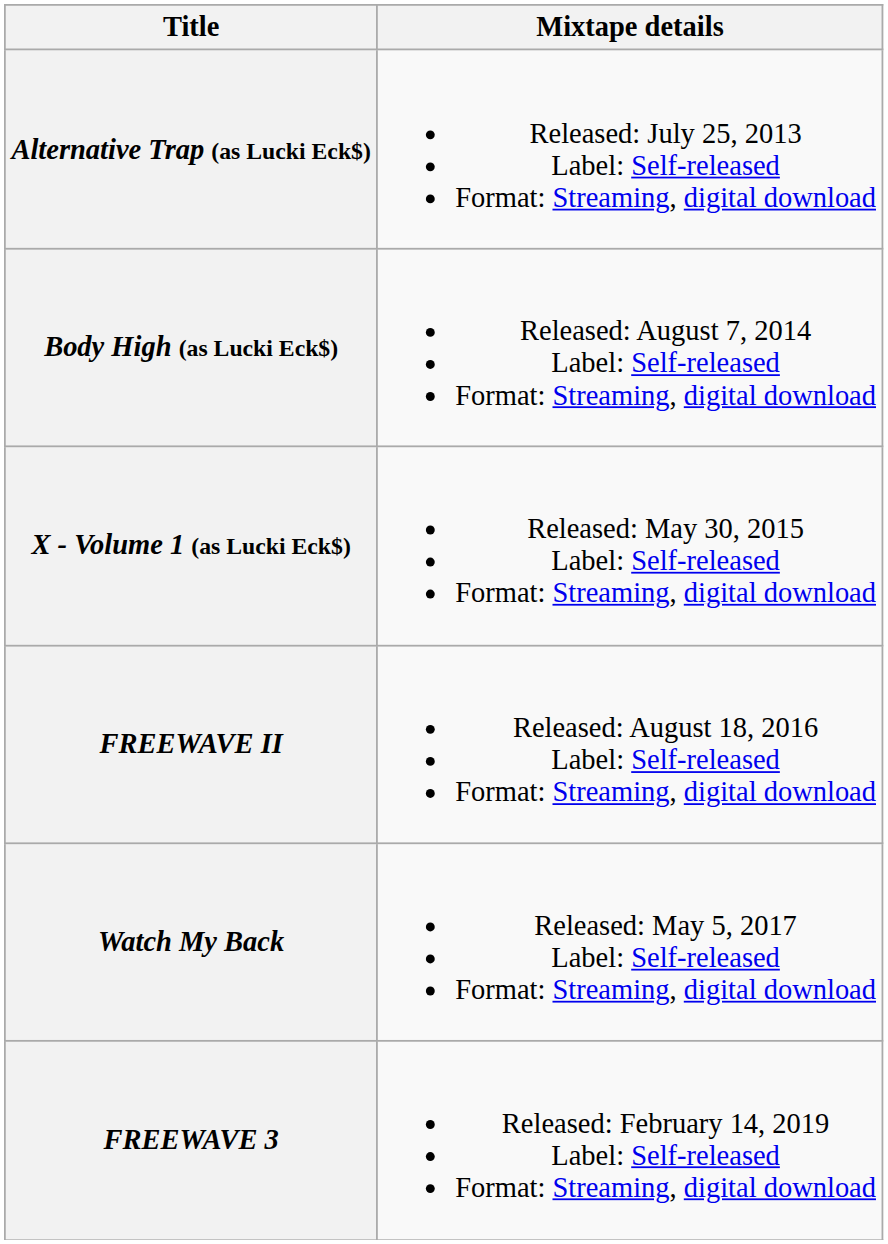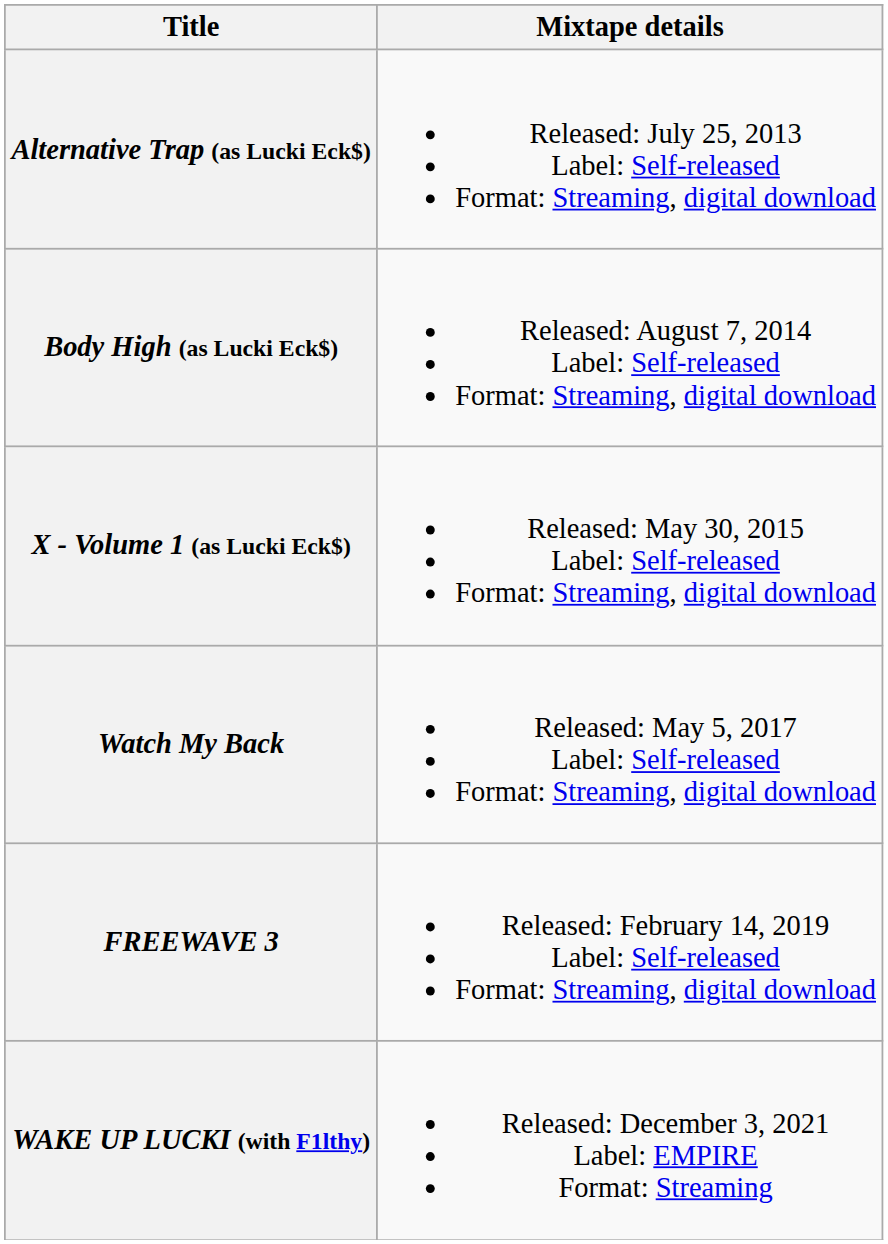- row: (191, 743)
+ row: (191, 1140)
